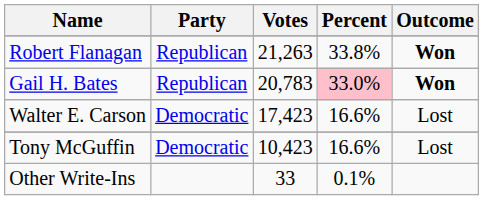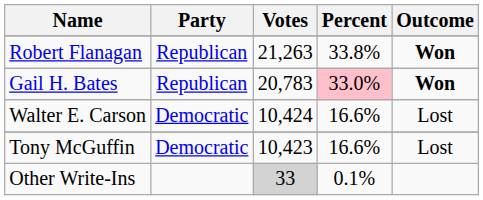(285, 115) 17,423 -> (285, 115) 10,424
(285, 178) no background -> (285, 178) lightgrey background
